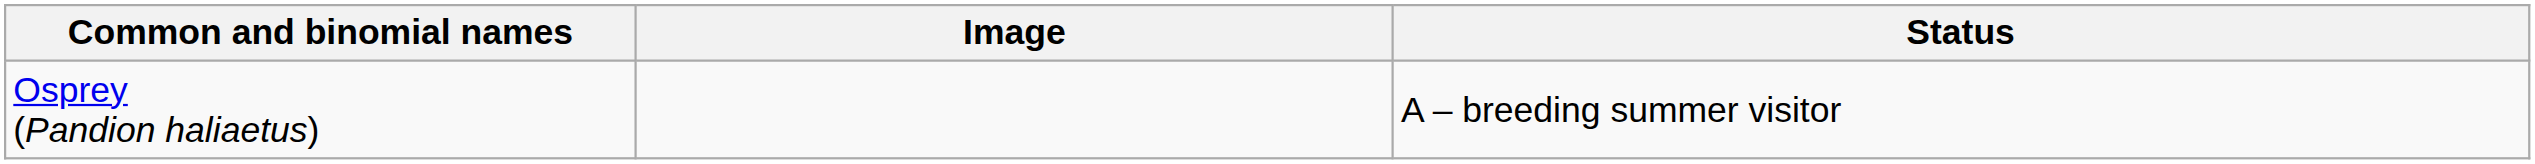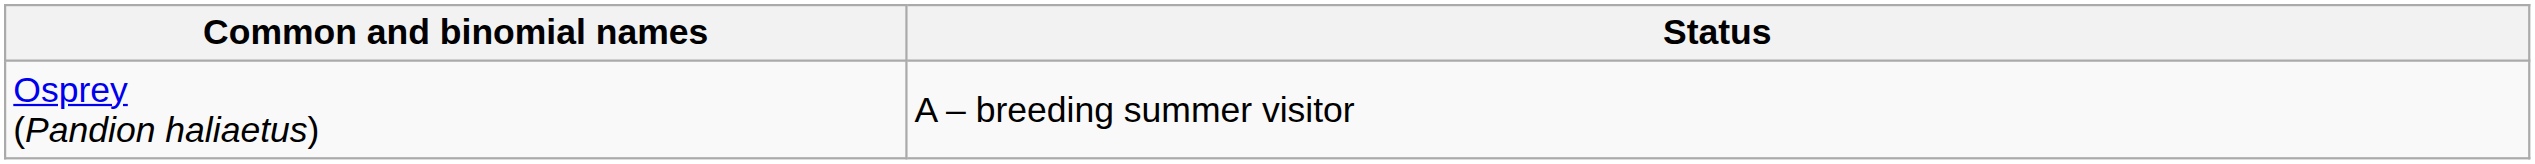- column: (1014, 32)
